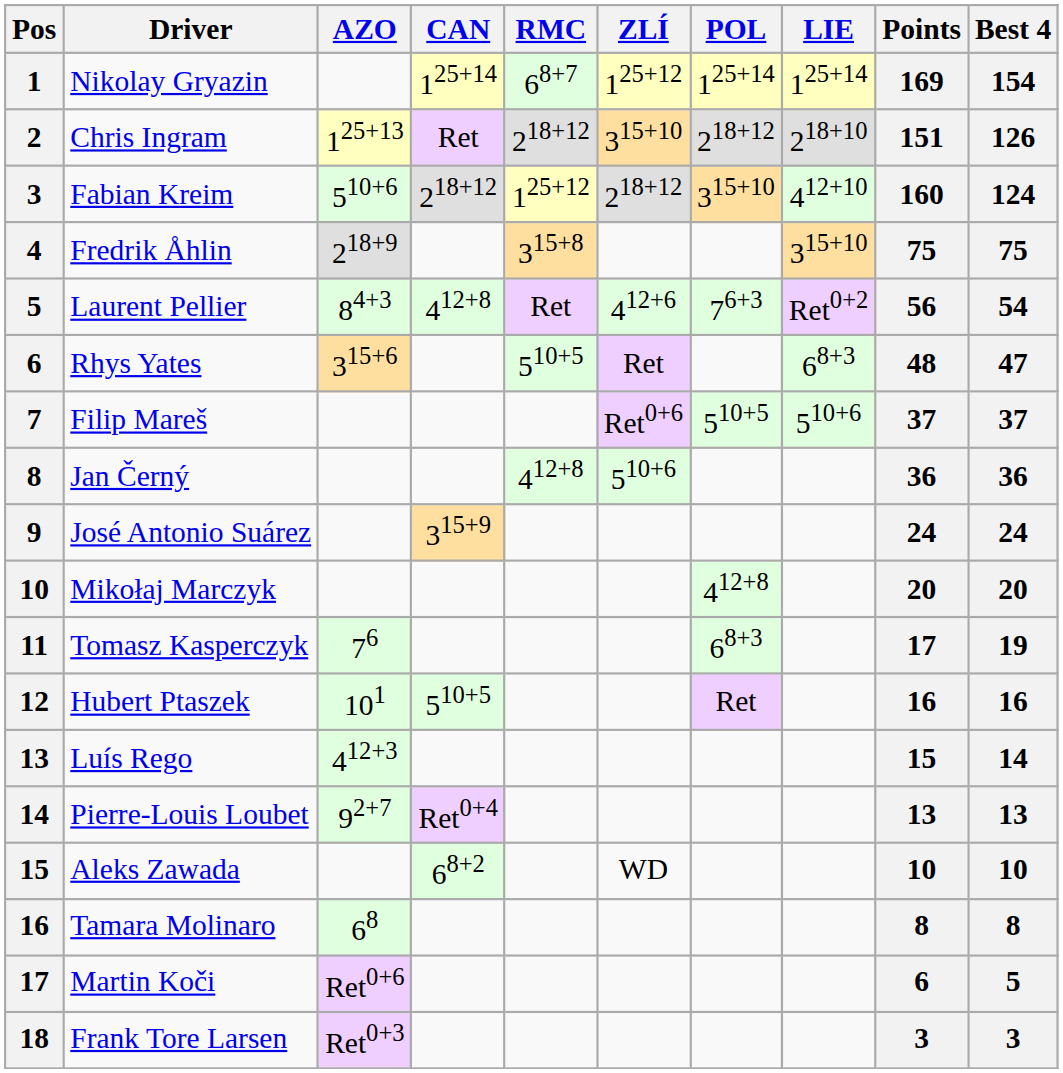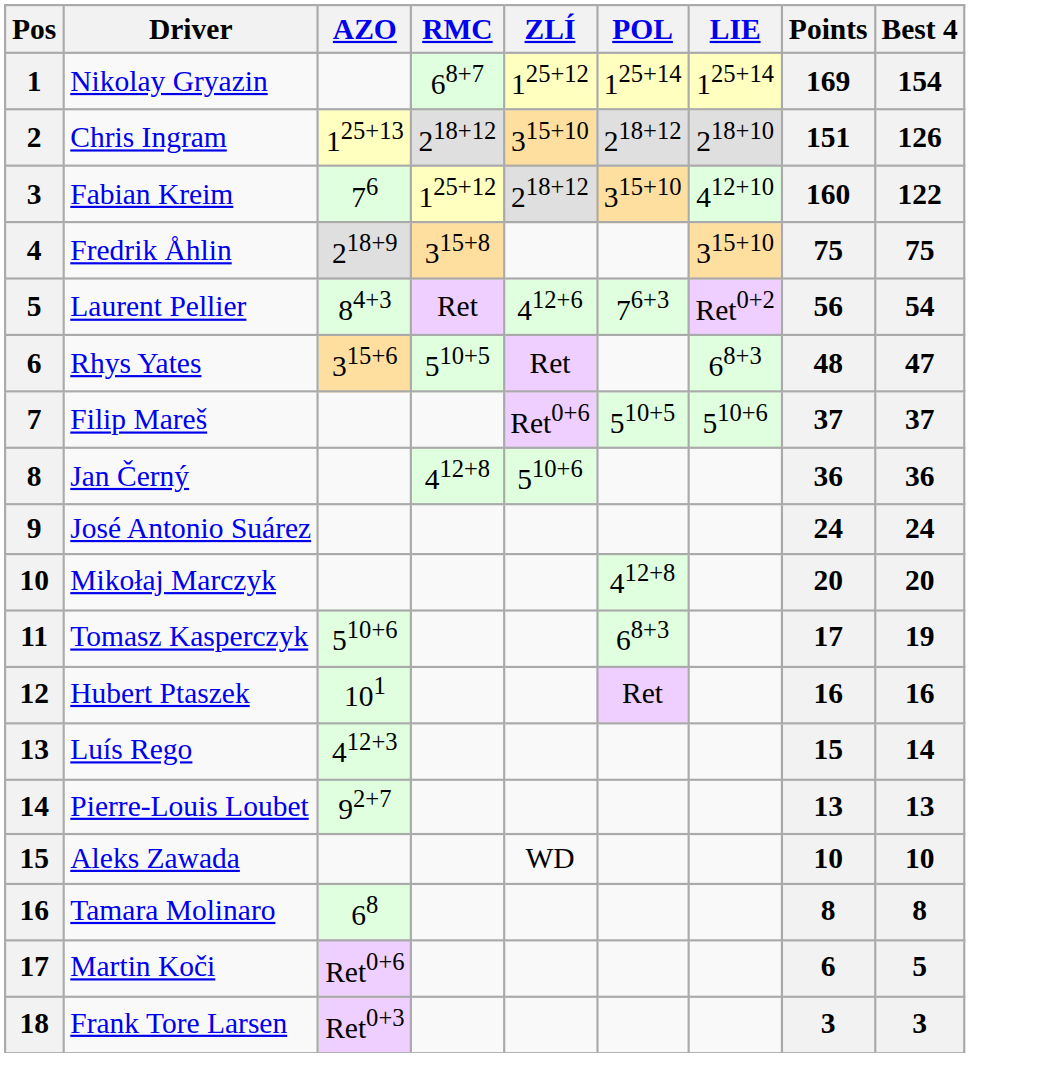- column: (458, 28)
(365, 193) 510+6 -> (365, 193) 76
(1013, 193) 124 -> (920, 193) 122
(365, 644) 76 -> (365, 636) 510+6
